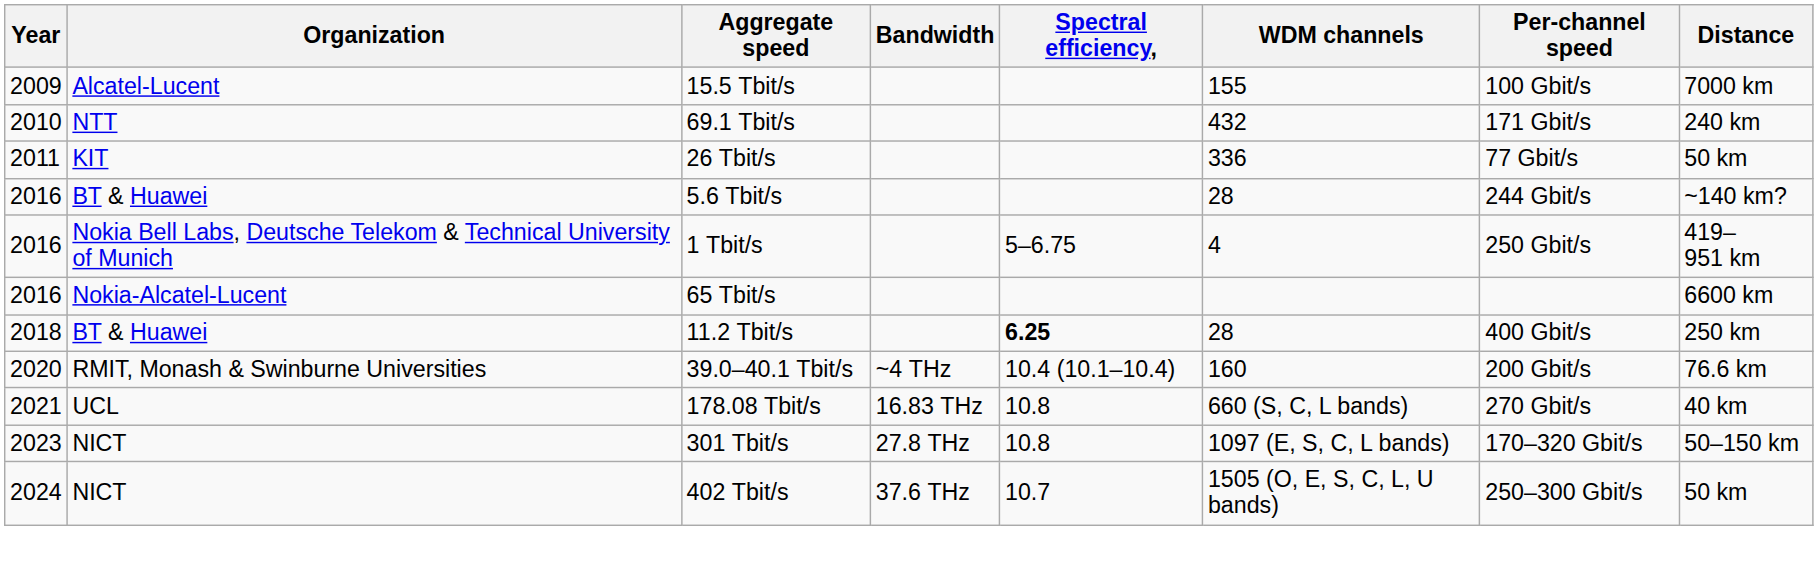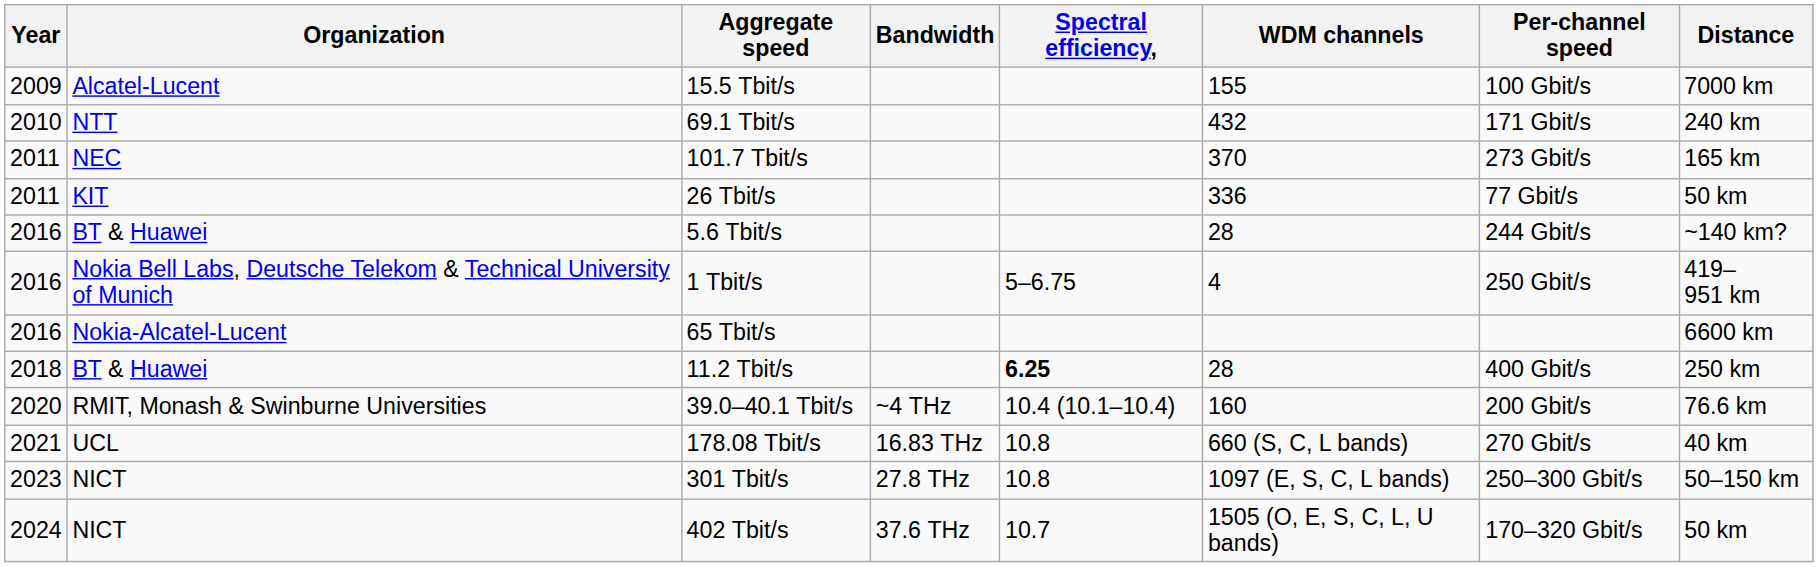+ row: (747, 159)
(1564, 443) 170–320 Gbit/s -> (1564, 479) 250–300 Gbit/s
(1564, 492) 250–300 Gbit/s -> (1564, 529) 170–320 Gbit/s
